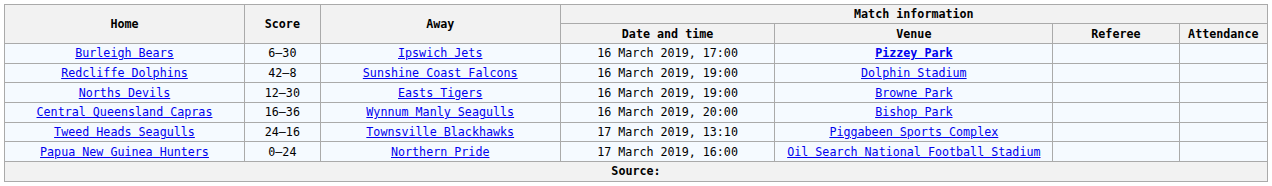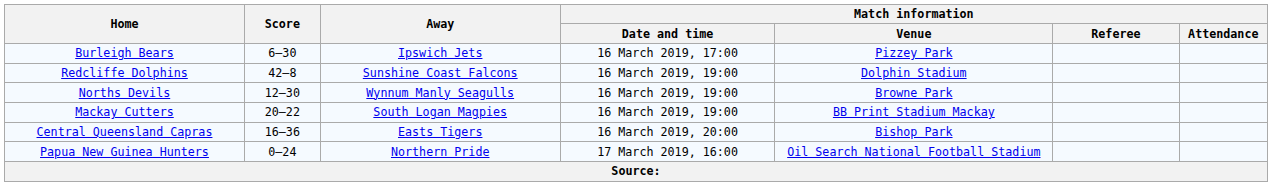(914, 53) bold -> (914, 53) normal
(440, 93) Easts Tigers -> (440, 93) Wynnum Manly Seagulls
+ row: (124, 112)
(440, 112) Wynnum Manly Seagulls -> (440, 132) Easts Tigers
- row: (124, 132)
